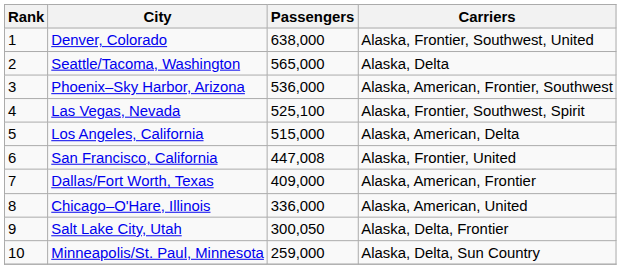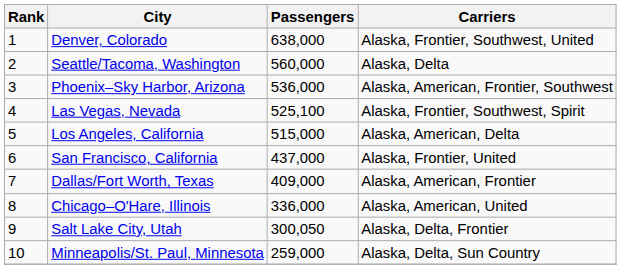(298, 64) 565,000 -> (298, 64) 560,000
(298, 158) 447,008 -> (298, 158) 437,000
